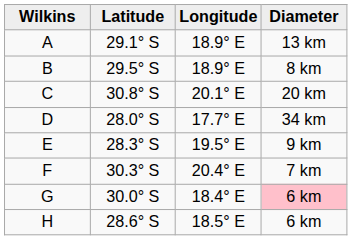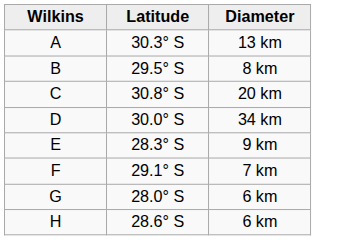- column: (218, 17)
(133, 42) 29.1° S -> (158, 42) 30.3° S
(133, 119) 28.0° S -> (158, 119) 30.0° S
(133, 171) 30.3° S -> (158, 171) 29.1° S
(133, 196) 30.0° S -> (158, 196) 28.0° S
(304, 196) pink background -> (260, 196) no background
